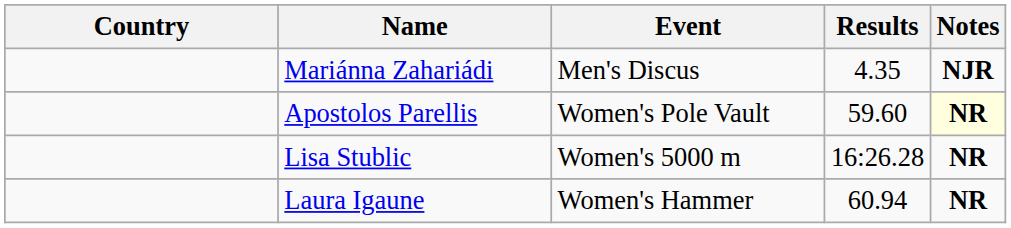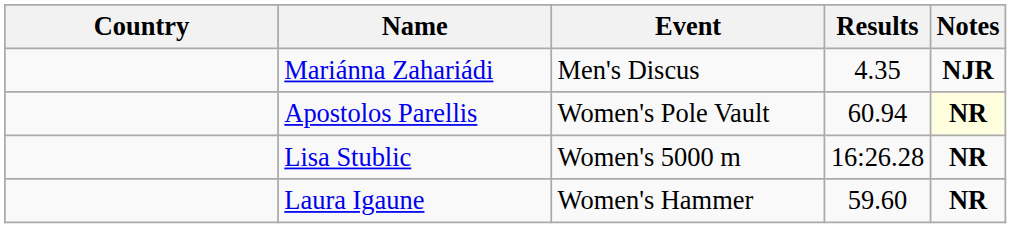(877, 113) 59.60 -> (877, 113) 60.94
(877, 200) 60.94 -> (877, 200) 59.60
